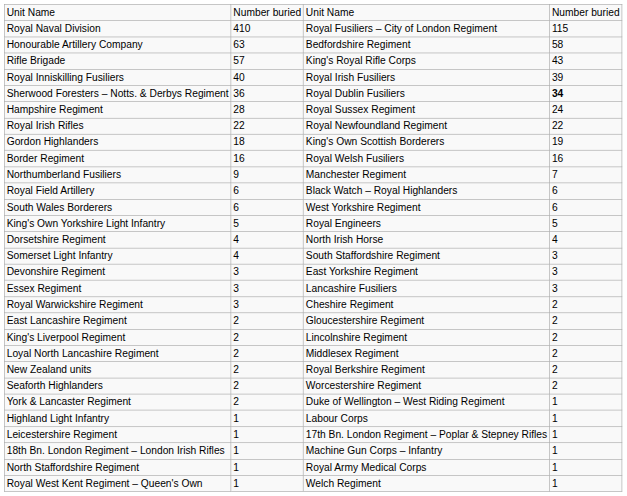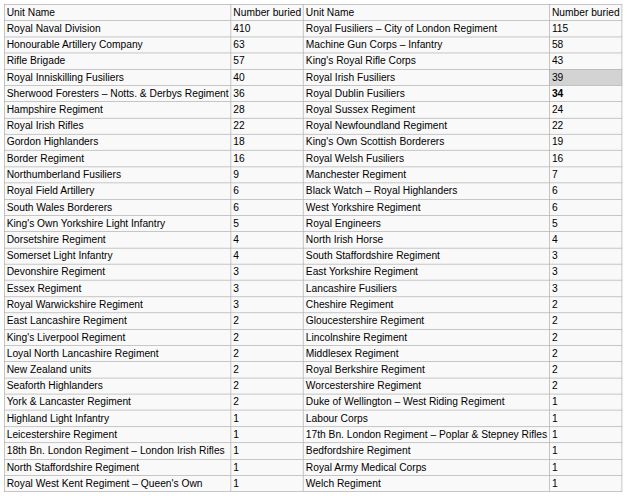(358, 45) Bedfordshire Regiment -> (374, 45) Machine Gun Corps – Infantry
(558, 77) no background -> (558, 77) lightgrey background
(374, 451) Machine Gun Corps – Infantry -> (358, 451) Bedfordshire Regiment
